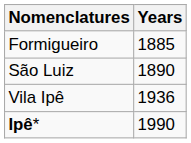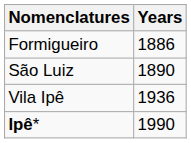(156, 44) 1885 -> (156, 44) 1886
